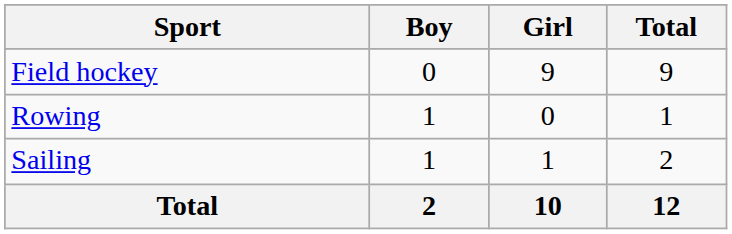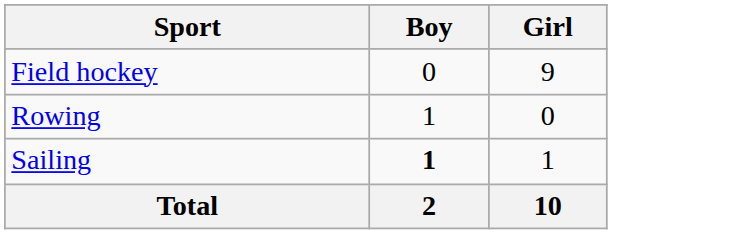- column: (666, 26)
(429, 160) normal -> (429, 160) bold
